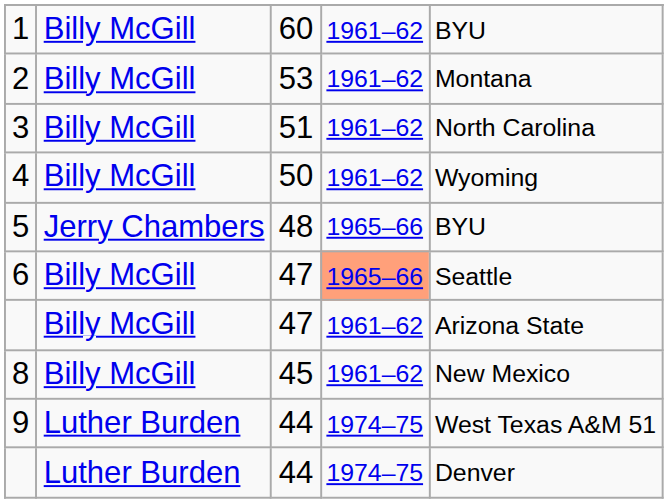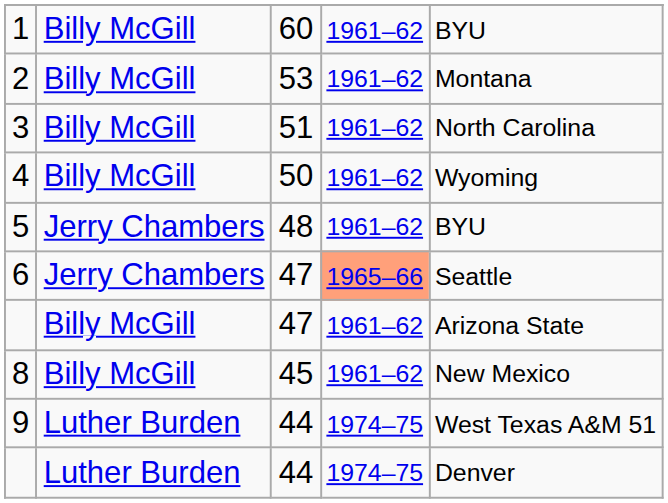(375, 226) 1965–66 -> (375, 226) 1961–62
(120, 275) Billy McGill -> (154, 275) Jerry Chambers
